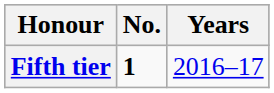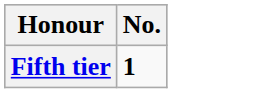- column: (218, 25)
